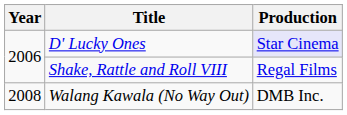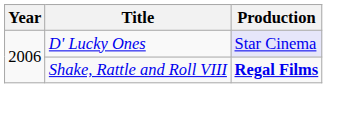(297, 69) normal -> (276, 69) bold
- row: (149, 95)
